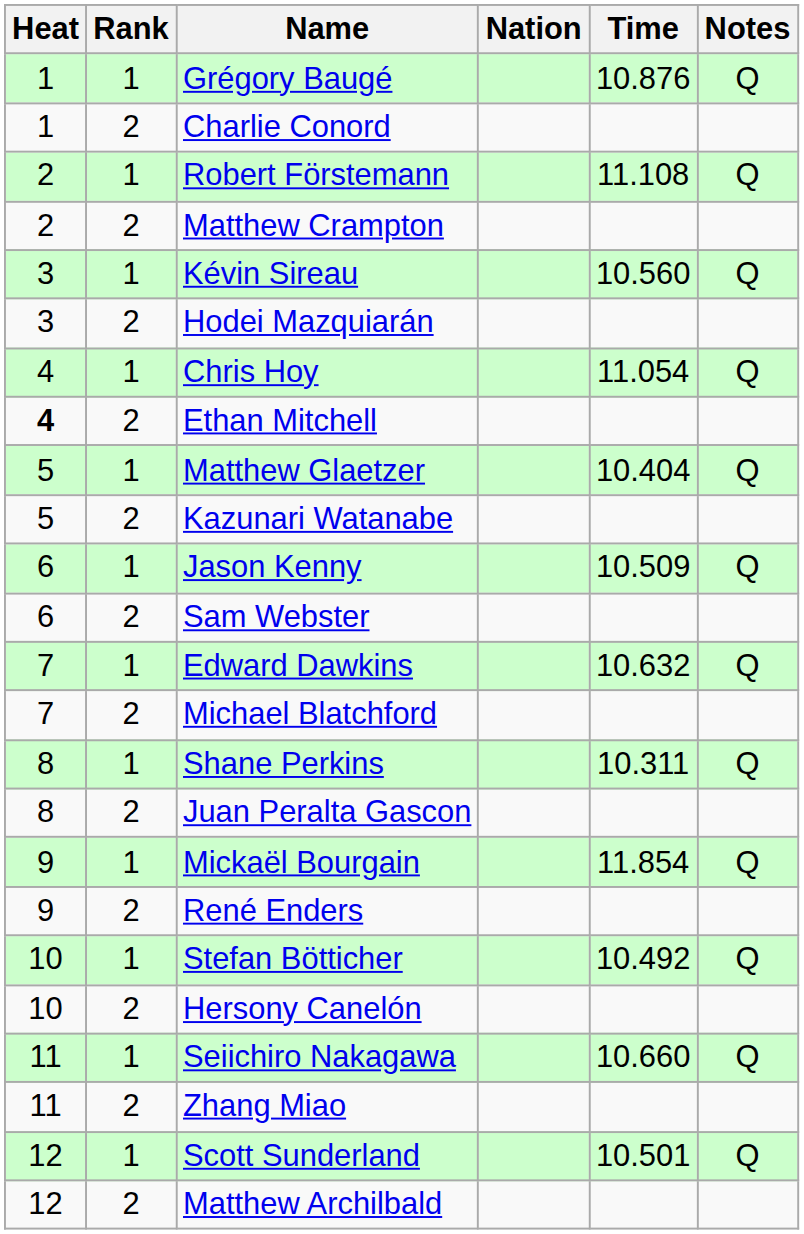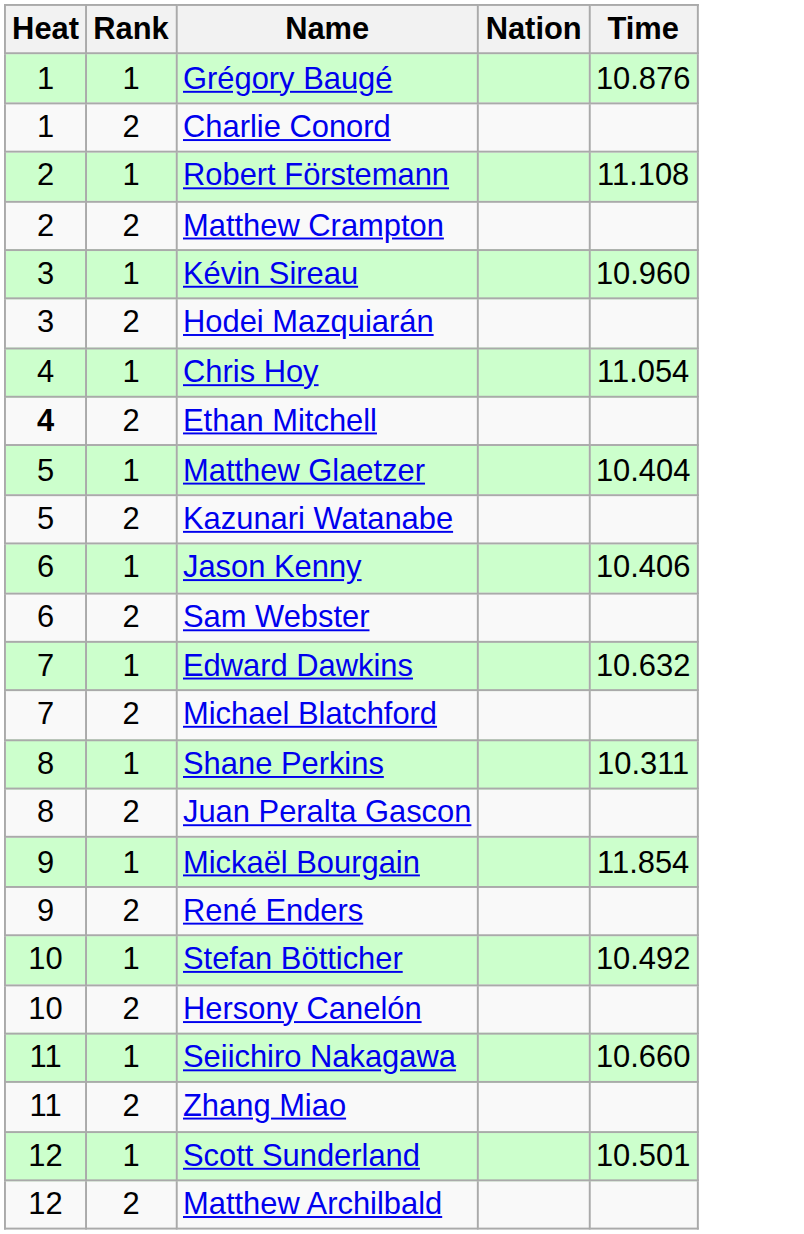- column: (748, 28)
(643, 273) 10.560 -> (643, 273) 10.960
(643, 567) 10.509 -> (643, 567) 10.406
